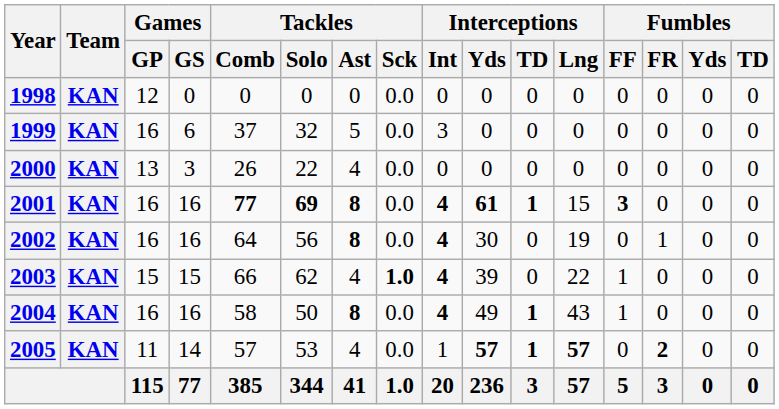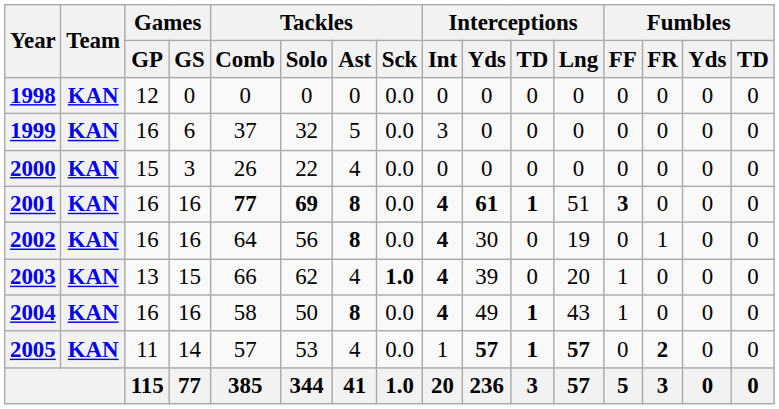(147, 167) 13 -> (147, 167) 15
(578, 204) 15 -> (578, 204) 51
(147, 276) 15 -> (147, 276) 13
(578, 276) 22 -> (578, 276) 20
